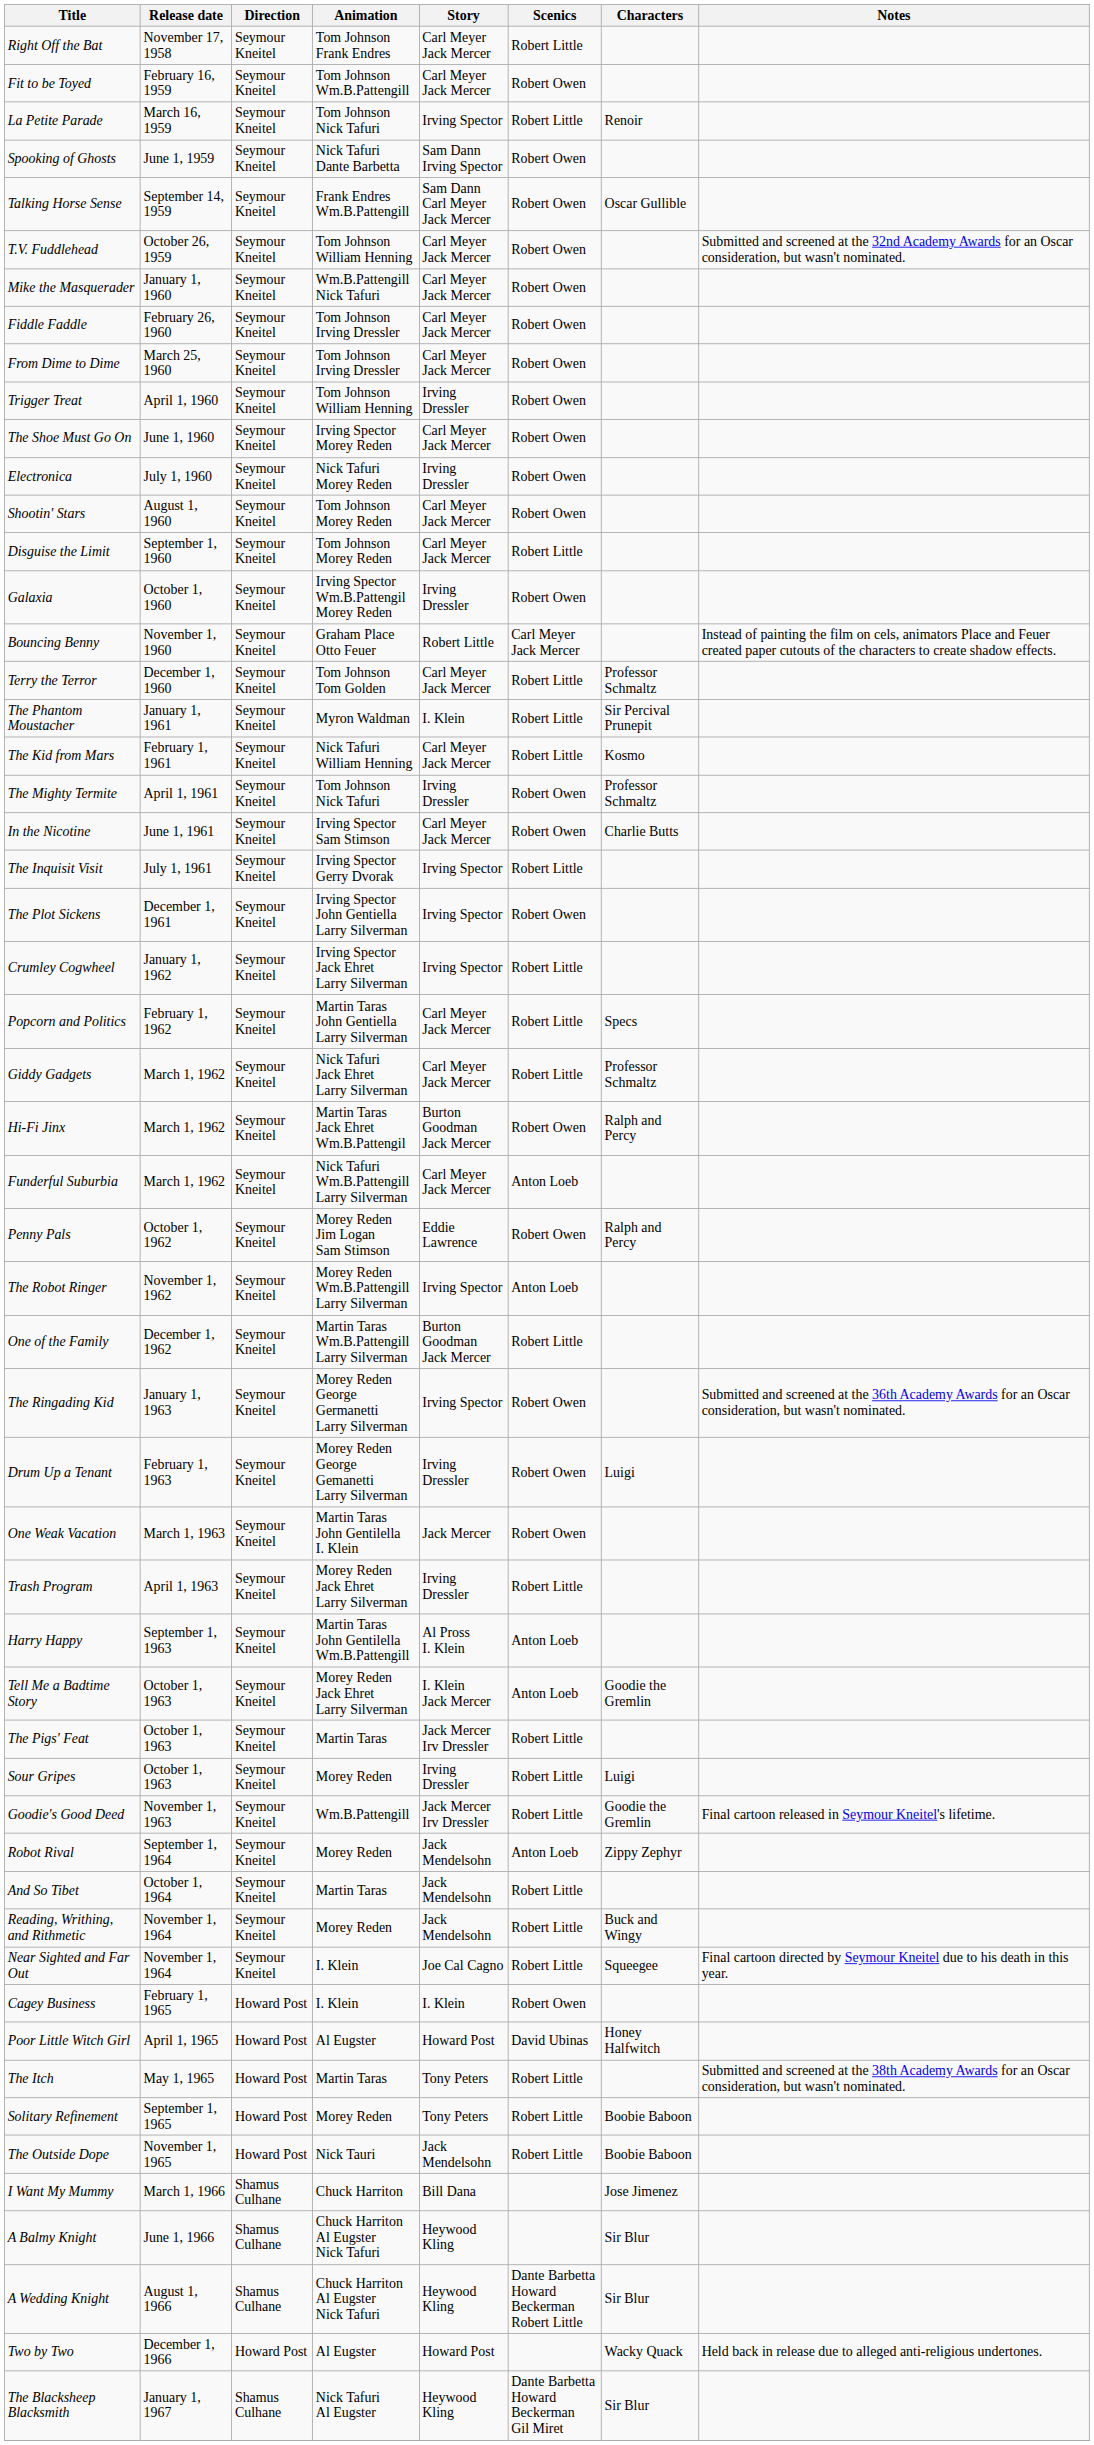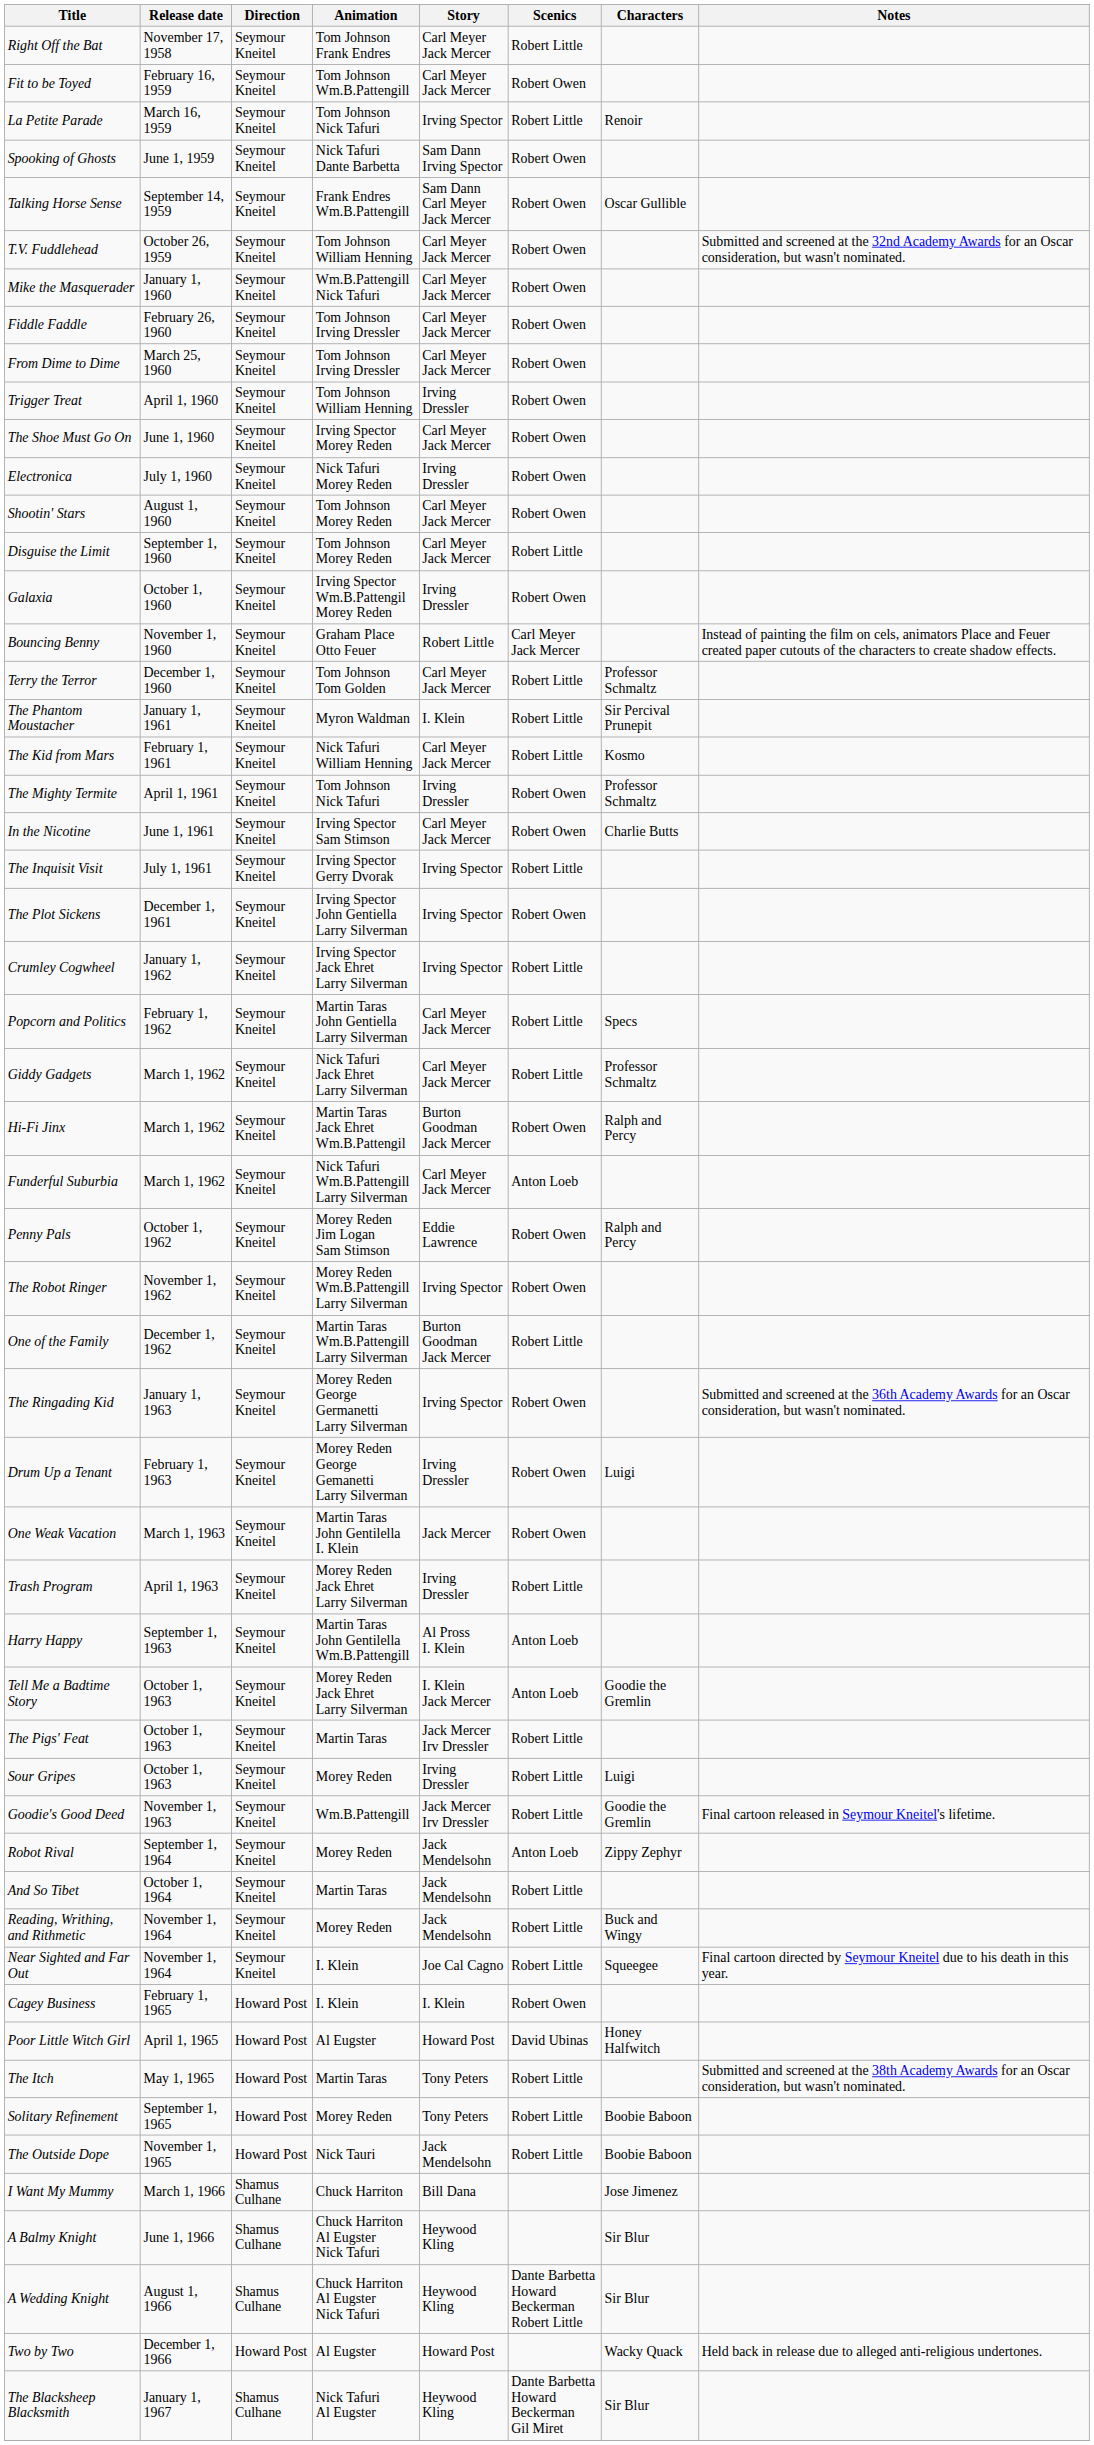(545, 1288) Anton Loeb -> (549, 1288) Robert Owen
